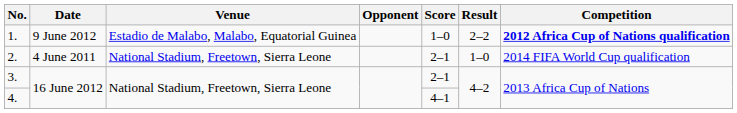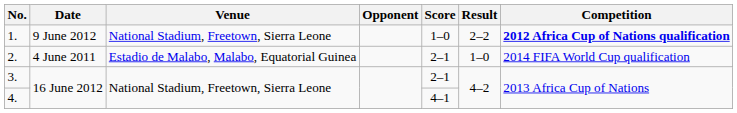(233, 35) Estadio de Malabo, Malabo, Equatorial Guinea -> (220, 35) National Stadium, Freetown, Sierra Leone
(220, 56) National Stadium, Freetown, Sierra Leone -> (233, 56) Estadio de Malabo, Malabo, Equatorial Guinea
